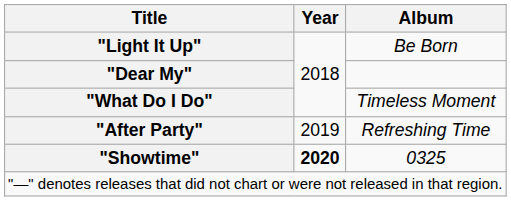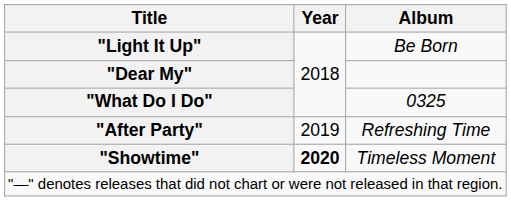(426, 102) Timeless Moment -> (426, 102) 0325
(426, 158) 0325 -> (426, 158) Timeless Moment
